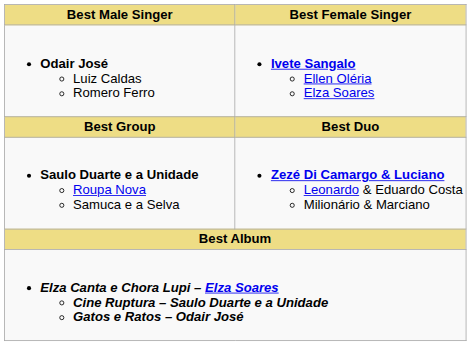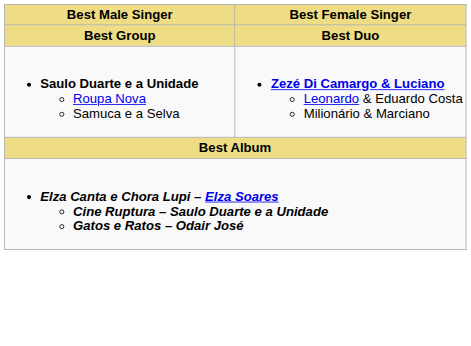- row: (120, 78)
